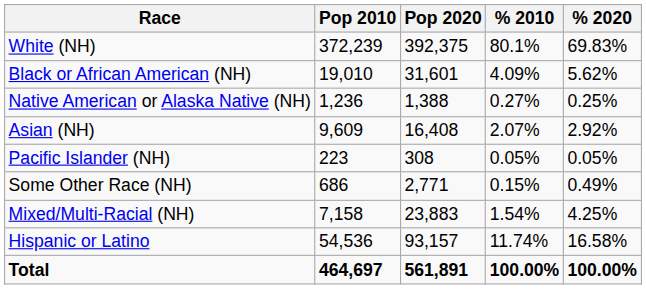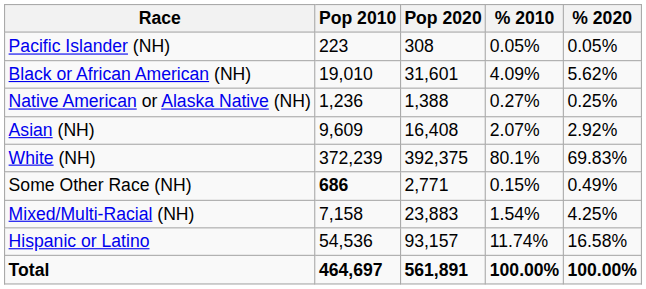rows swapped: (52, 46) <-> (89, 158)
(334, 185) normal -> (334, 185) bold
